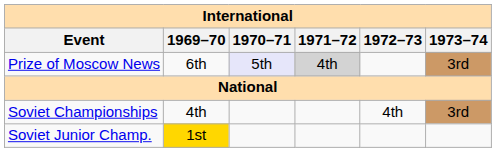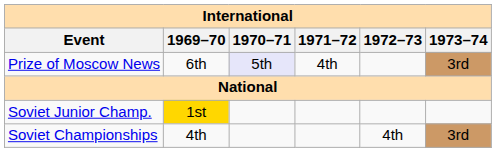(327, 64) lightgrey background -> (327, 64) no background
rows swapped: (83, 111) <-> (80, 135)
